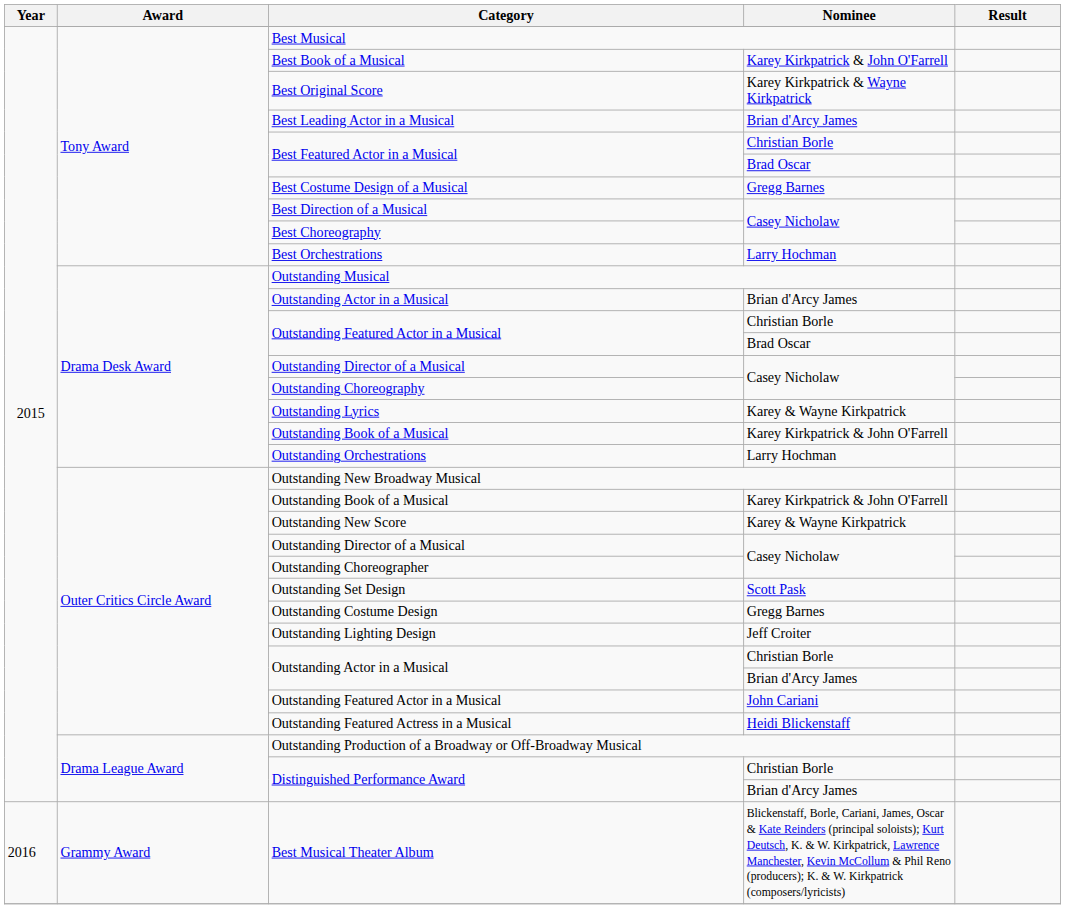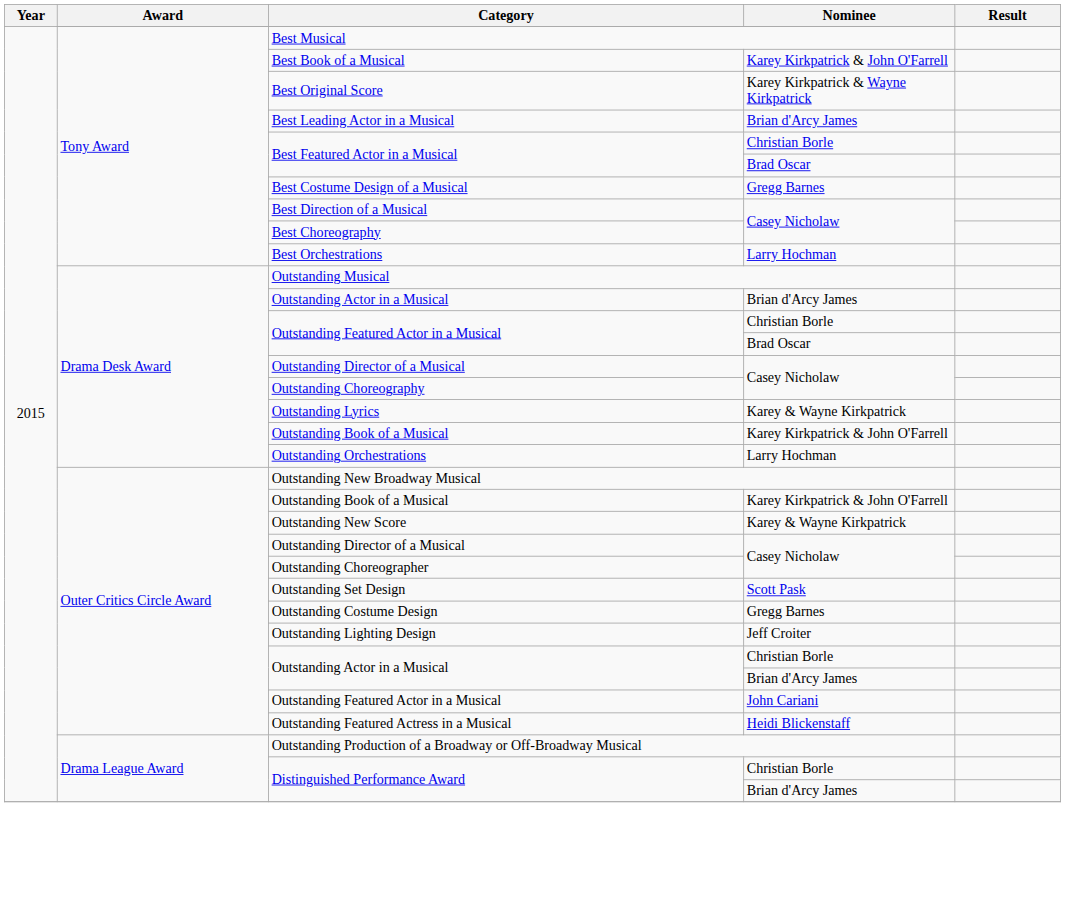- row: (353, 852)
